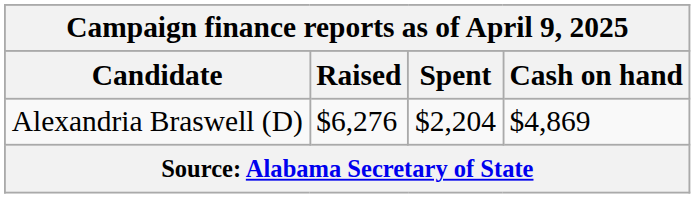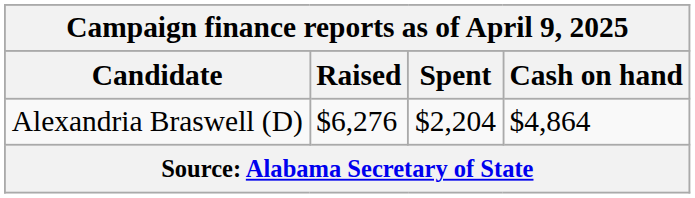(550, 121) $4,869 -> (550, 121) $4,864
